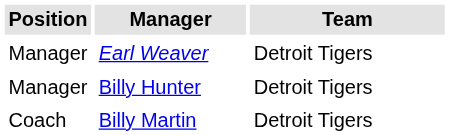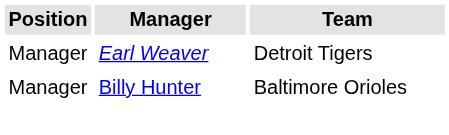(313, 87) Detroit Tigers -> (330, 87) Baltimore Orioles
- row: (148, 120)
